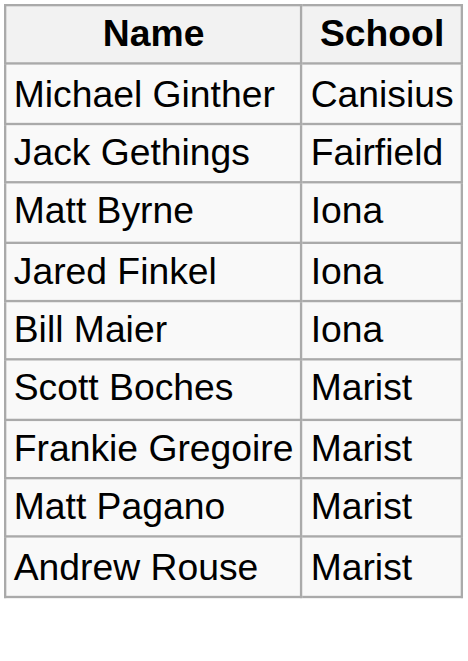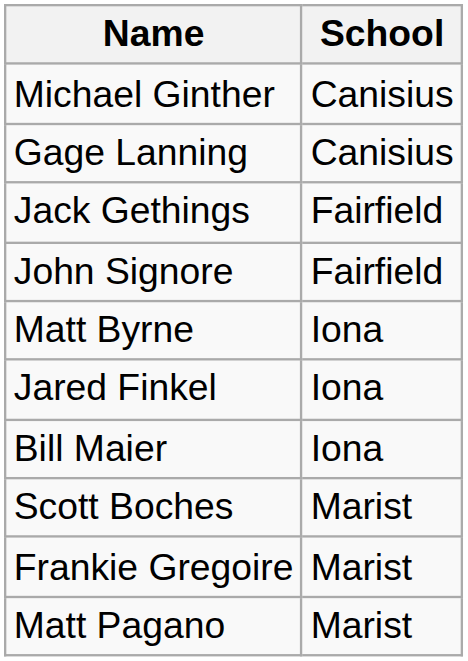+ row: (131, 152)
+ row: (124, 270)
- row: (136, 566)
